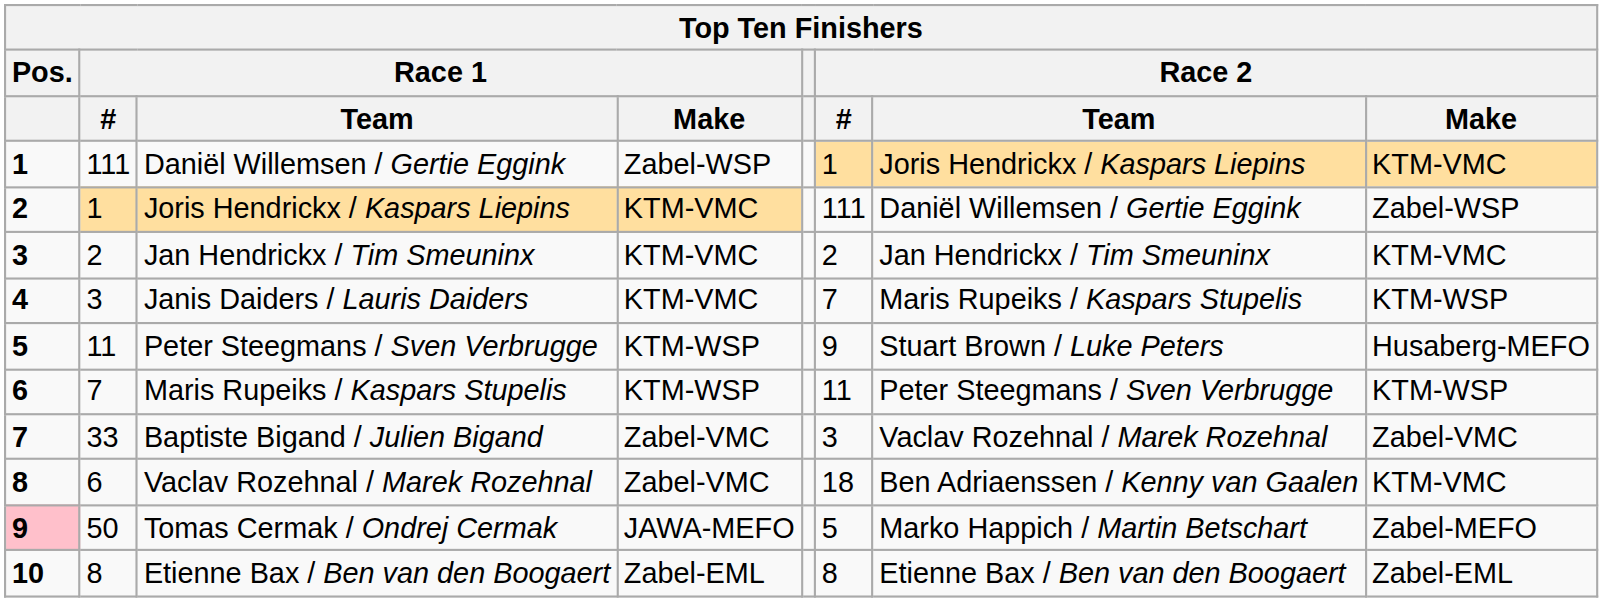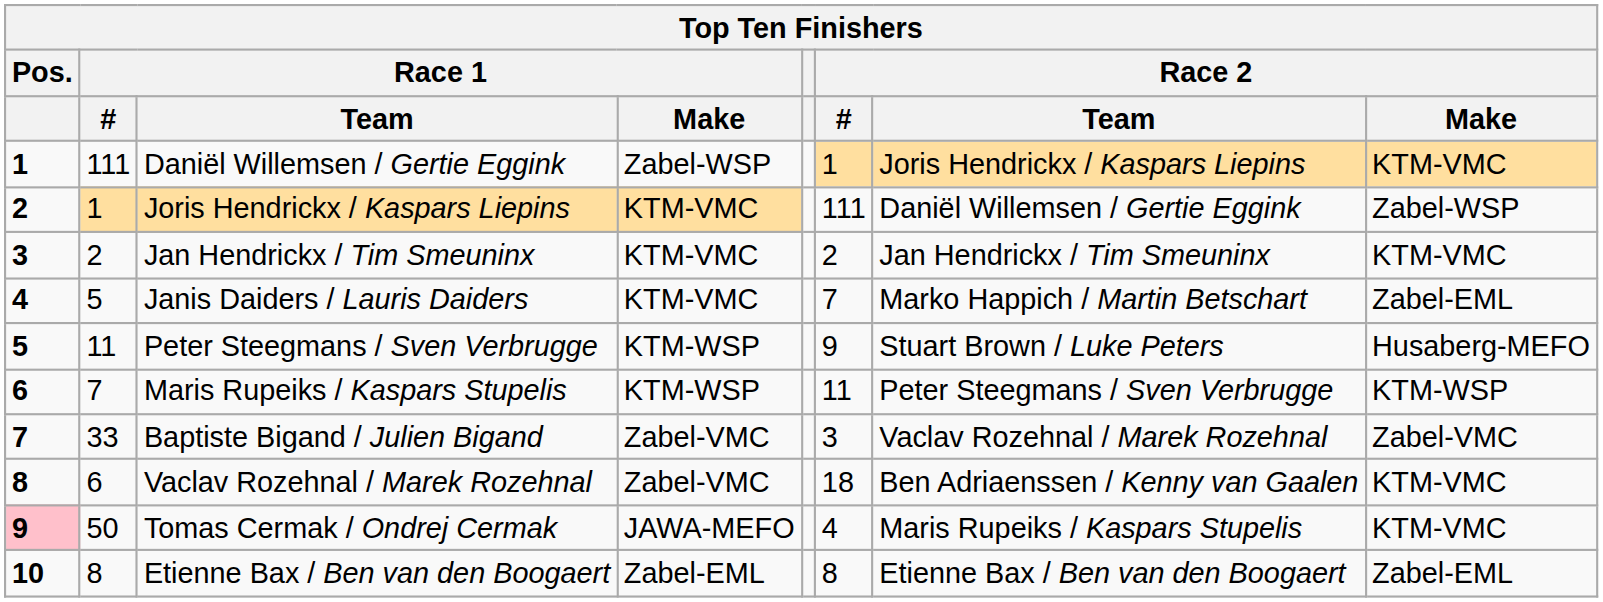(94, 300) 3 -> (94, 300) 5
(1091, 300) Maris Rupeiks / Kaspars Stupelis -> (1093, 300) Marko Happich / Martin Betschart
(1440, 300) KTM-WSP -> (1443, 300) Zabel-EML
(830, 527) 5 -> (830, 527) 4
(1093, 527) Marko Happich / Martin Betschart -> (1091, 527) Maris Rupeiks / Kaspars Stupelis
(1455, 527) Zabel-MEFO -> (1439, 527) KTM-VMC
